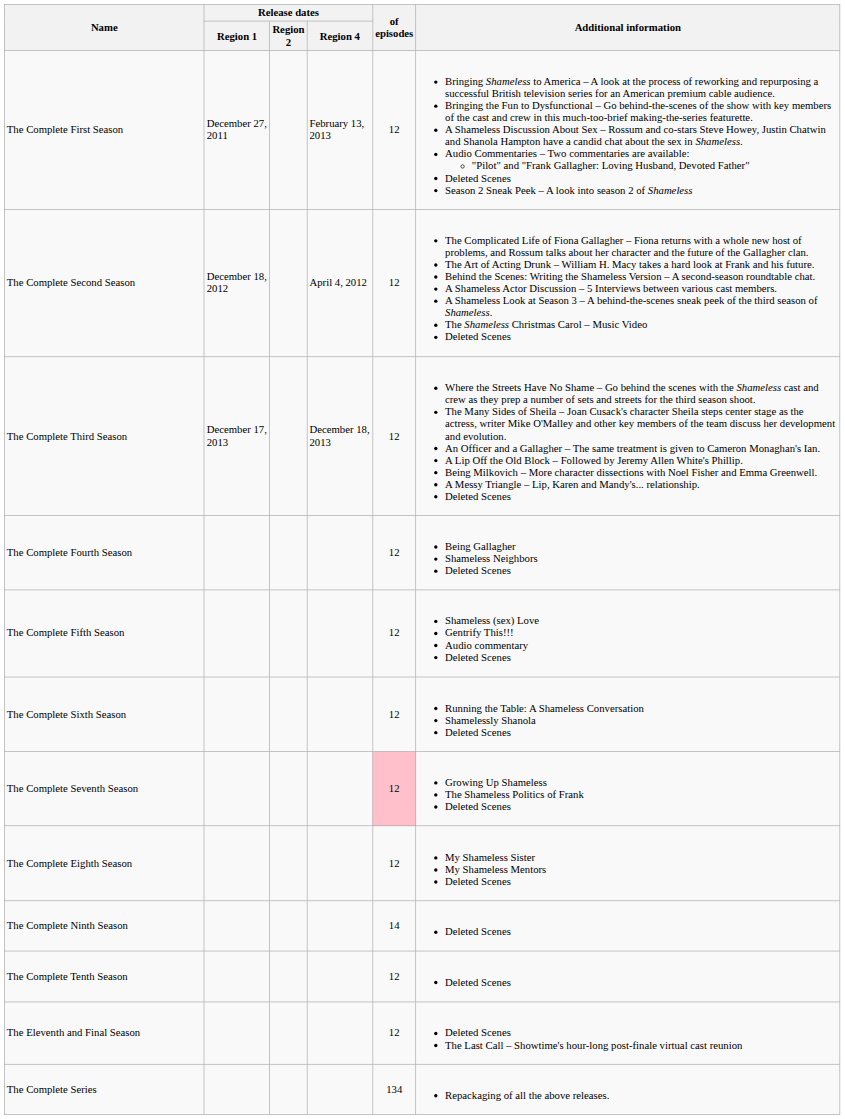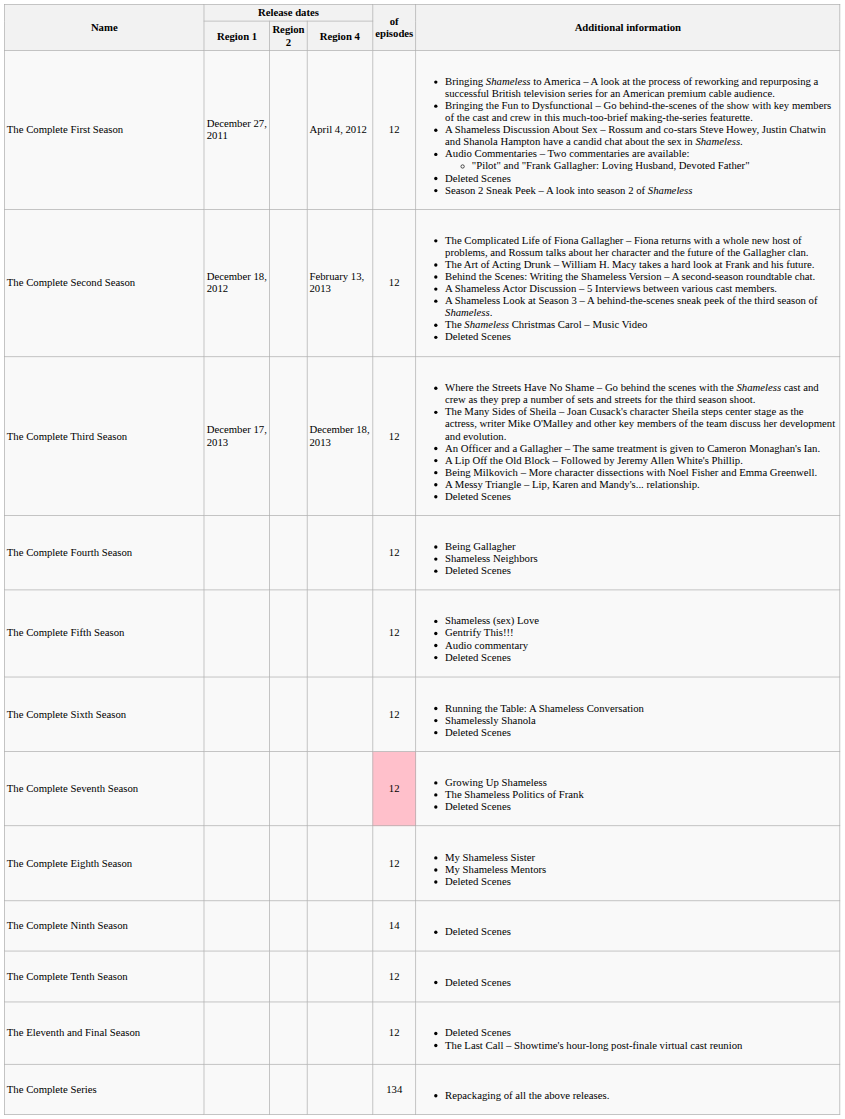(337, 130) February 13, 2013 -> (338, 130) April 4, 2012
(338, 283) April 4, 2012 -> (337, 283) February 13, 2013
